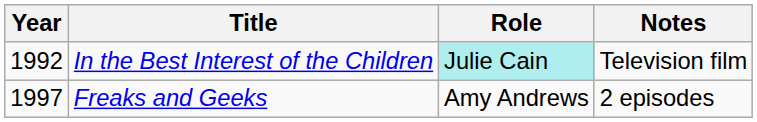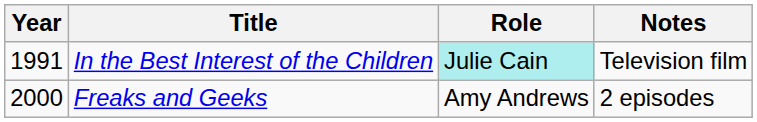(37, 60) 1992 -> (37, 60) 1991
(37, 98) 1997 -> (37, 98) 2000
